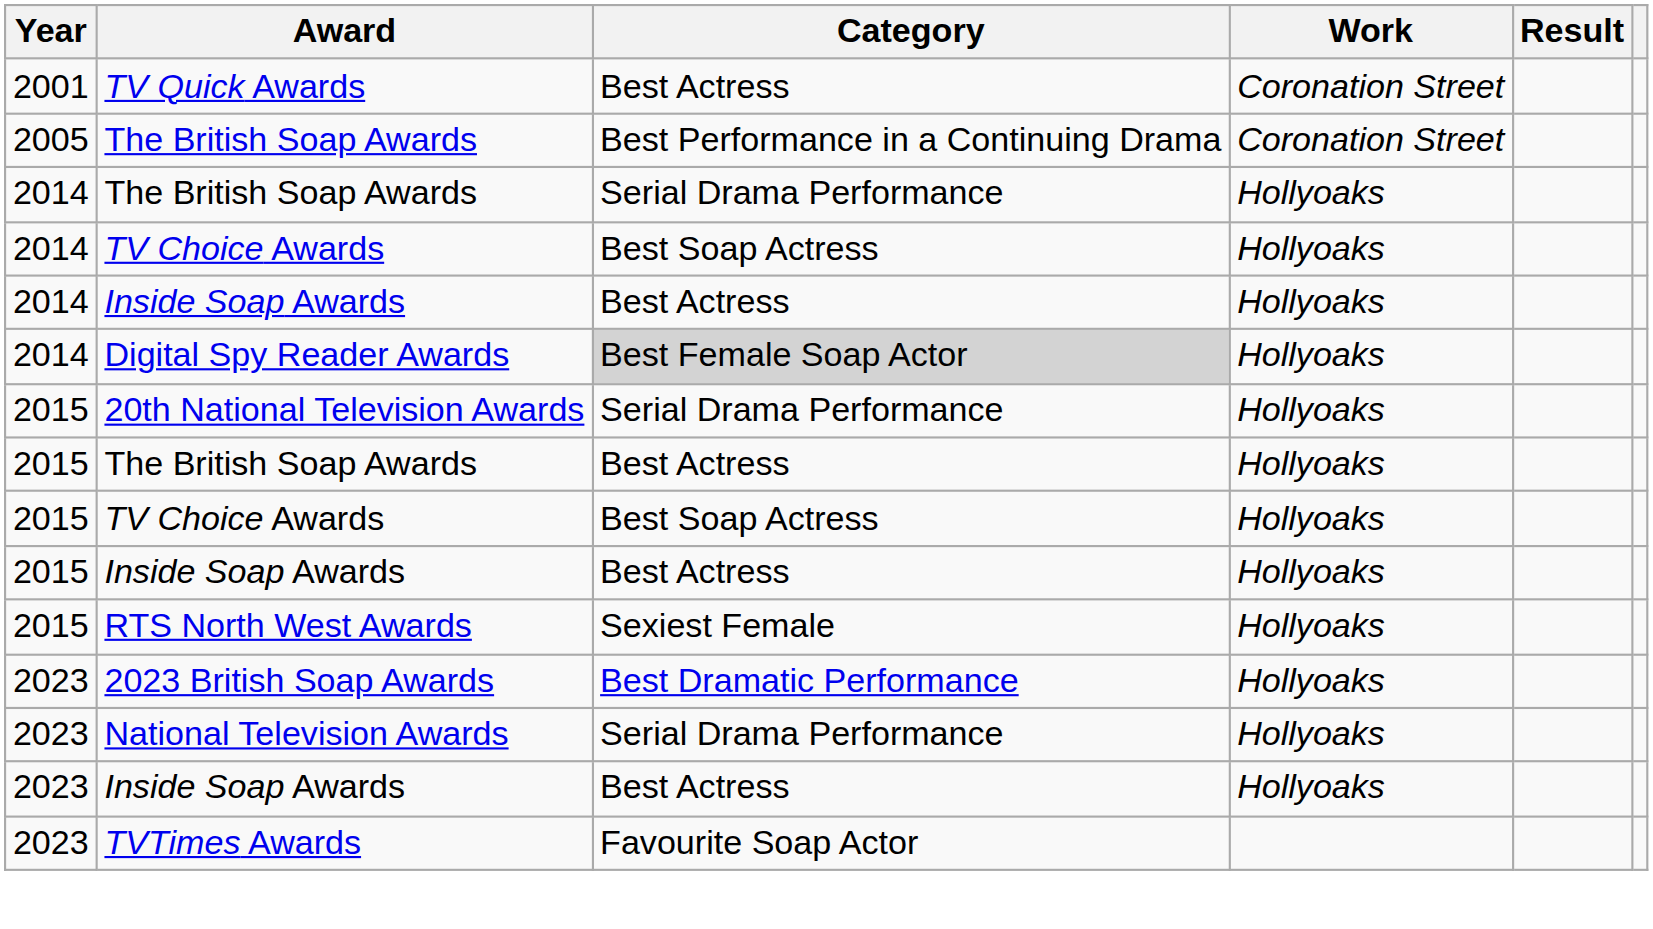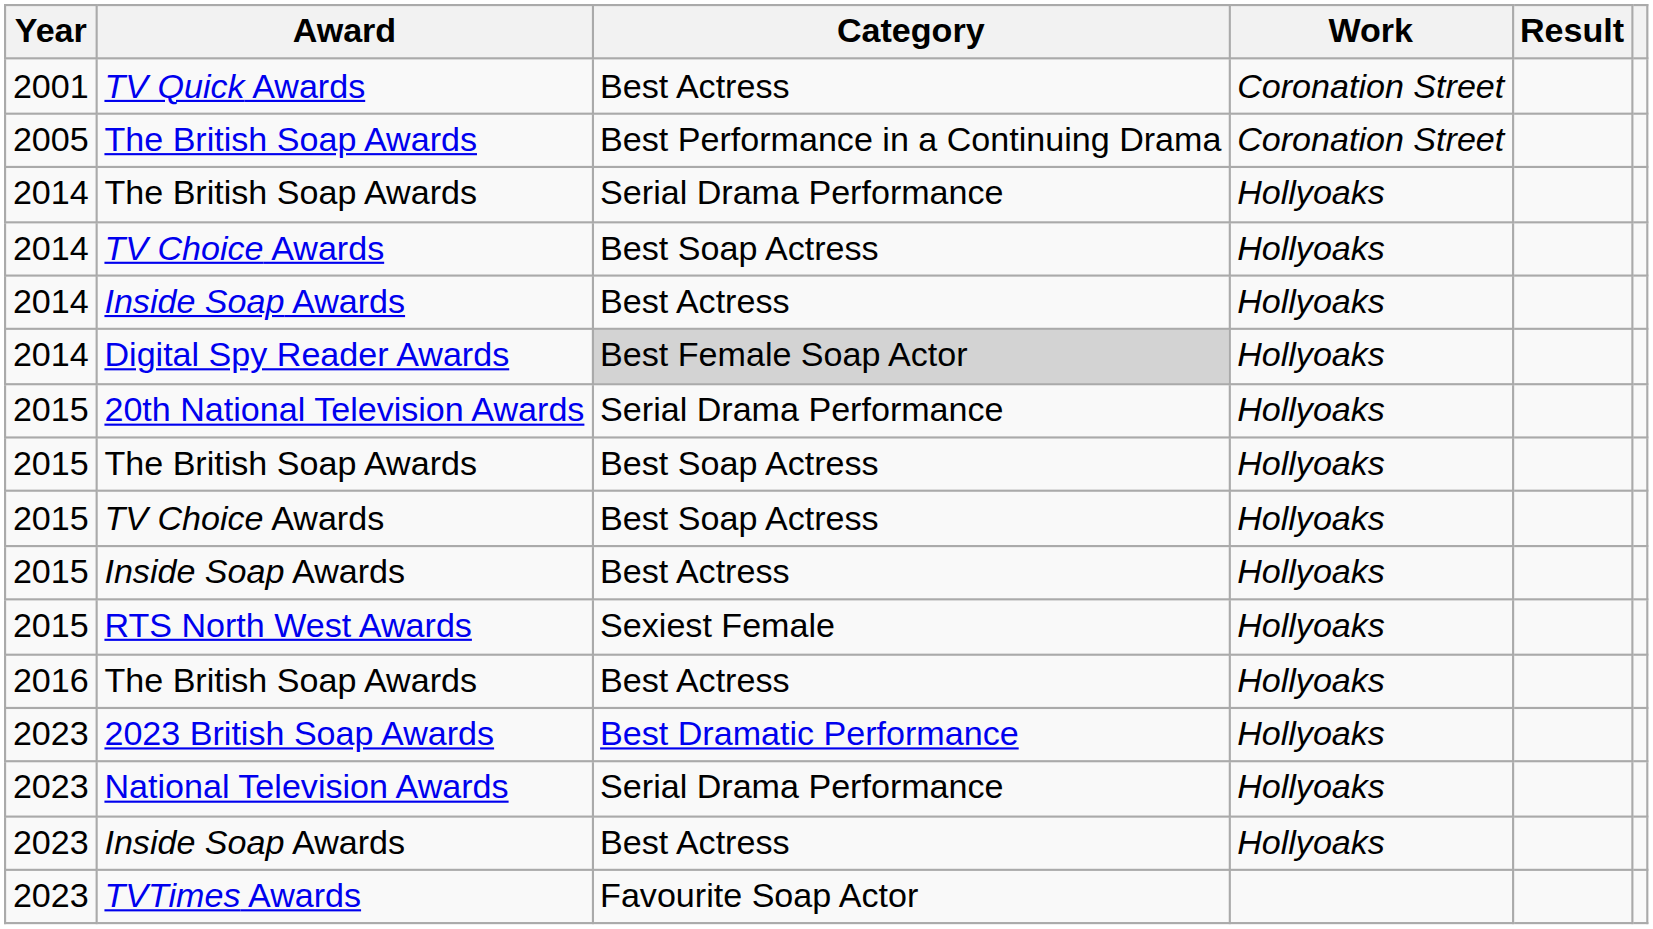(695, 463) Best Actress -> (739, 463) Best Soap Actress
+ row: (51, 680)
